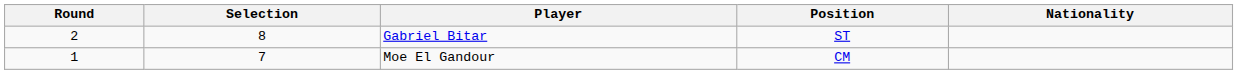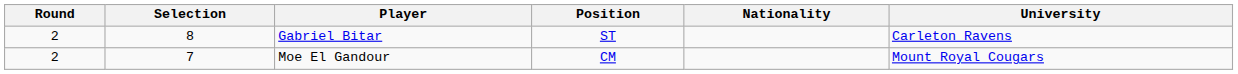+ column: (1060, 16)
(74, 59) 1 -> (55, 59) 2
